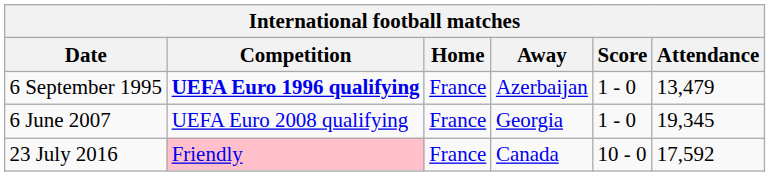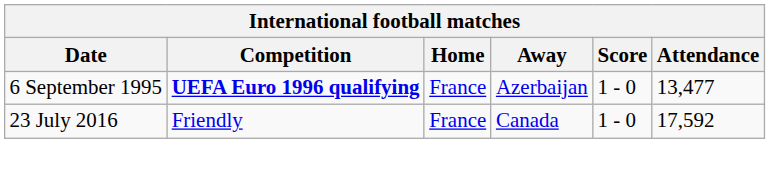(686, 87) 13,479 -> (686, 87) 13,477
- row: (60, 120)
(207, 154) pink background -> (207, 120) no background
(622, 154) 10 - 0 -> (617, 120) 1 - 0
